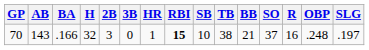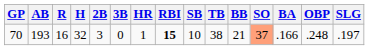columns swapped: (292, 14) <-> (67, 14)
(40, 34) 143 -> (40, 34) 193
(271, 34) no background -> (262, 34) lightsalmon background
